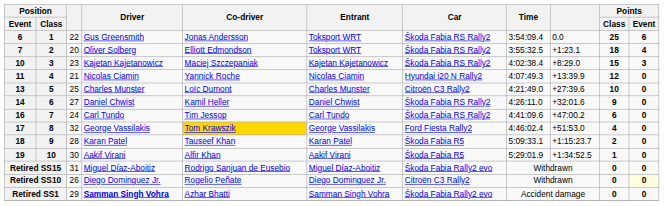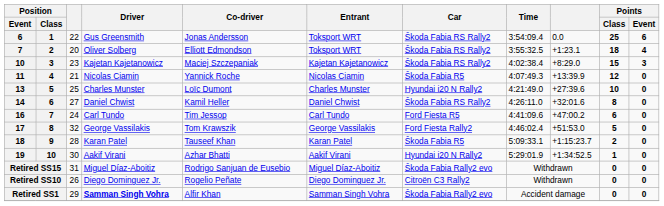(443, 76) Hyundai i20 N Rally2 -> (434, 76) Škoda Fabia R5
(437, 89) Citroën C3 Rally2 -> (443, 89) Hyundai i20 N Rally2
(614, 102) 9 -> (614, 102) 8
(448, 115) Škoda Fabia RS Rally2 -> (432, 115) Ford Fiesta R5
(210, 128) gold background -> (210, 128) no background
(614, 128) 4 -> (614, 128) 5
(203, 154) Alfir Khan -> (207, 154) Azhar Bhatti
(434, 154) Škoda Fabia R5 -> (443, 154) Hyundai i20 N Rally2
(644, 180) lightyellow background -> (644, 180) no background
(207, 194) Azhar Bhatti -> (203, 194) Alfir Khan
